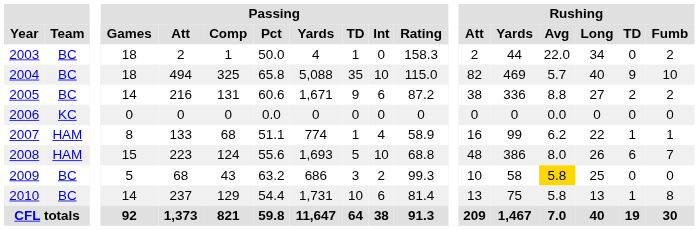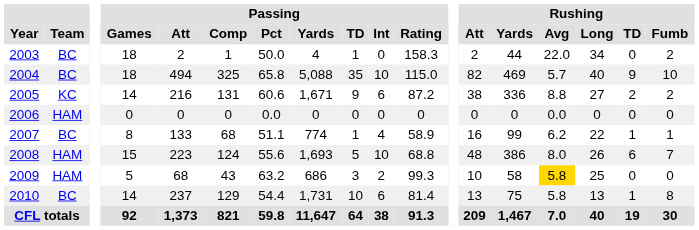(67, 94) BC -> (67, 94) KC
(67, 114) KC -> (67, 114) HAM
(67, 135) HAM -> (67, 135) BC
(67, 175) BC -> (67, 175) HAM
